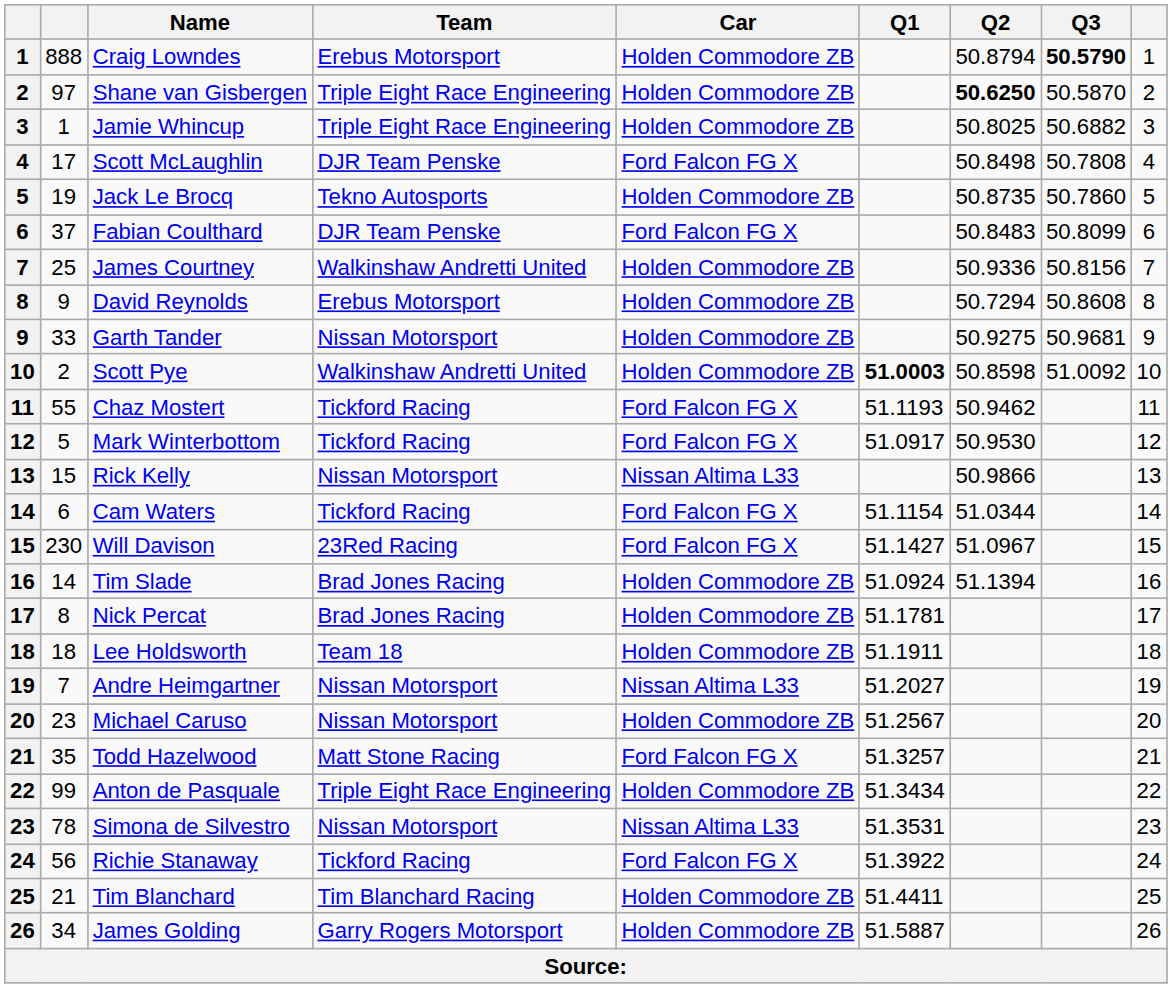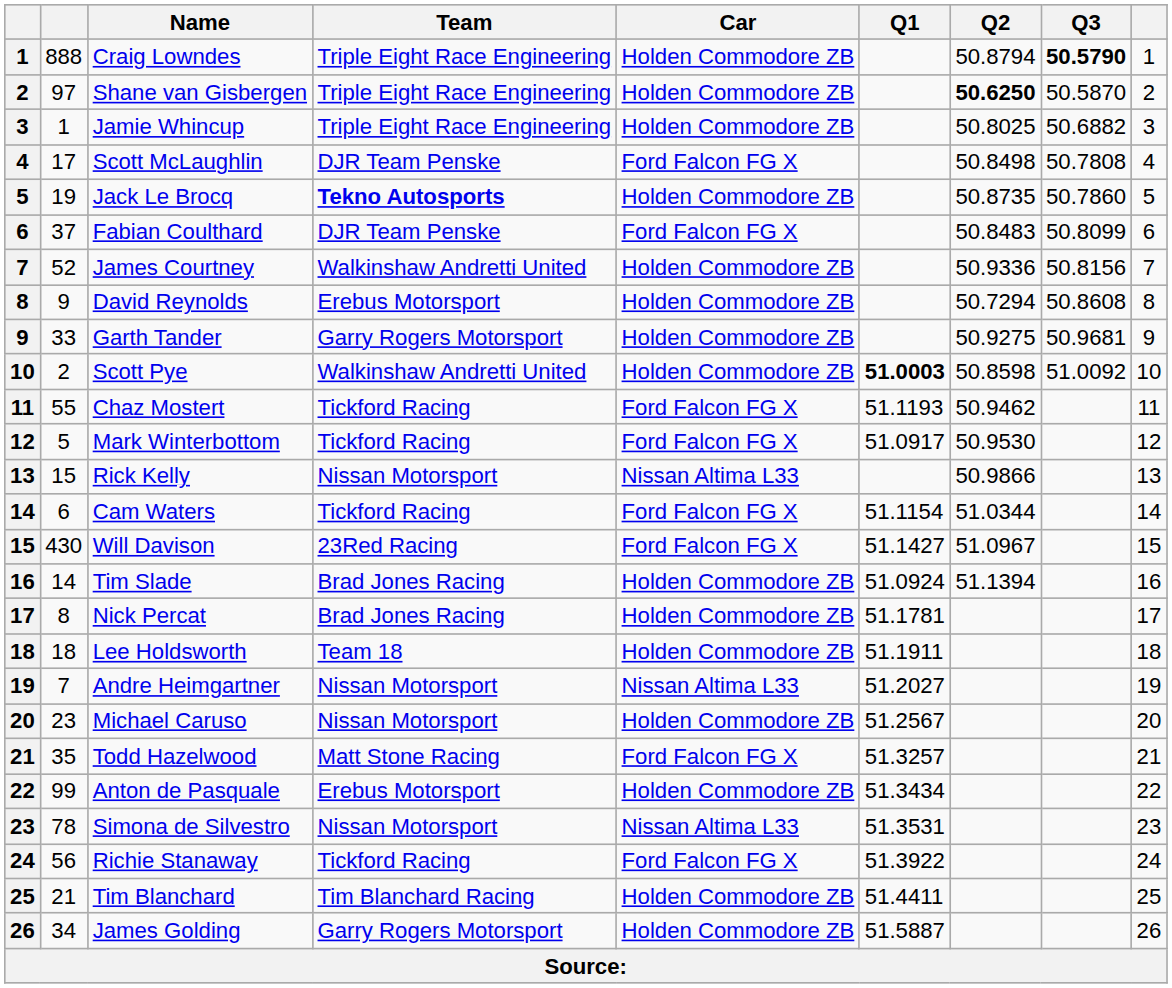(409, 57) Erebus Motorsport -> (464, 57) Triple Eight Race Engineering
(403, 197) normal -> (411, 197) bold
(64, 266) 25 -> (64, 266) 52
(407, 336) Nissan Motorsport -> (440, 336) Garry Rogers Motorsport
(64, 546) 230 -> (64, 546) 430
(464, 791) Triple Eight Race Engineering -> (409, 791) Erebus Motorsport
